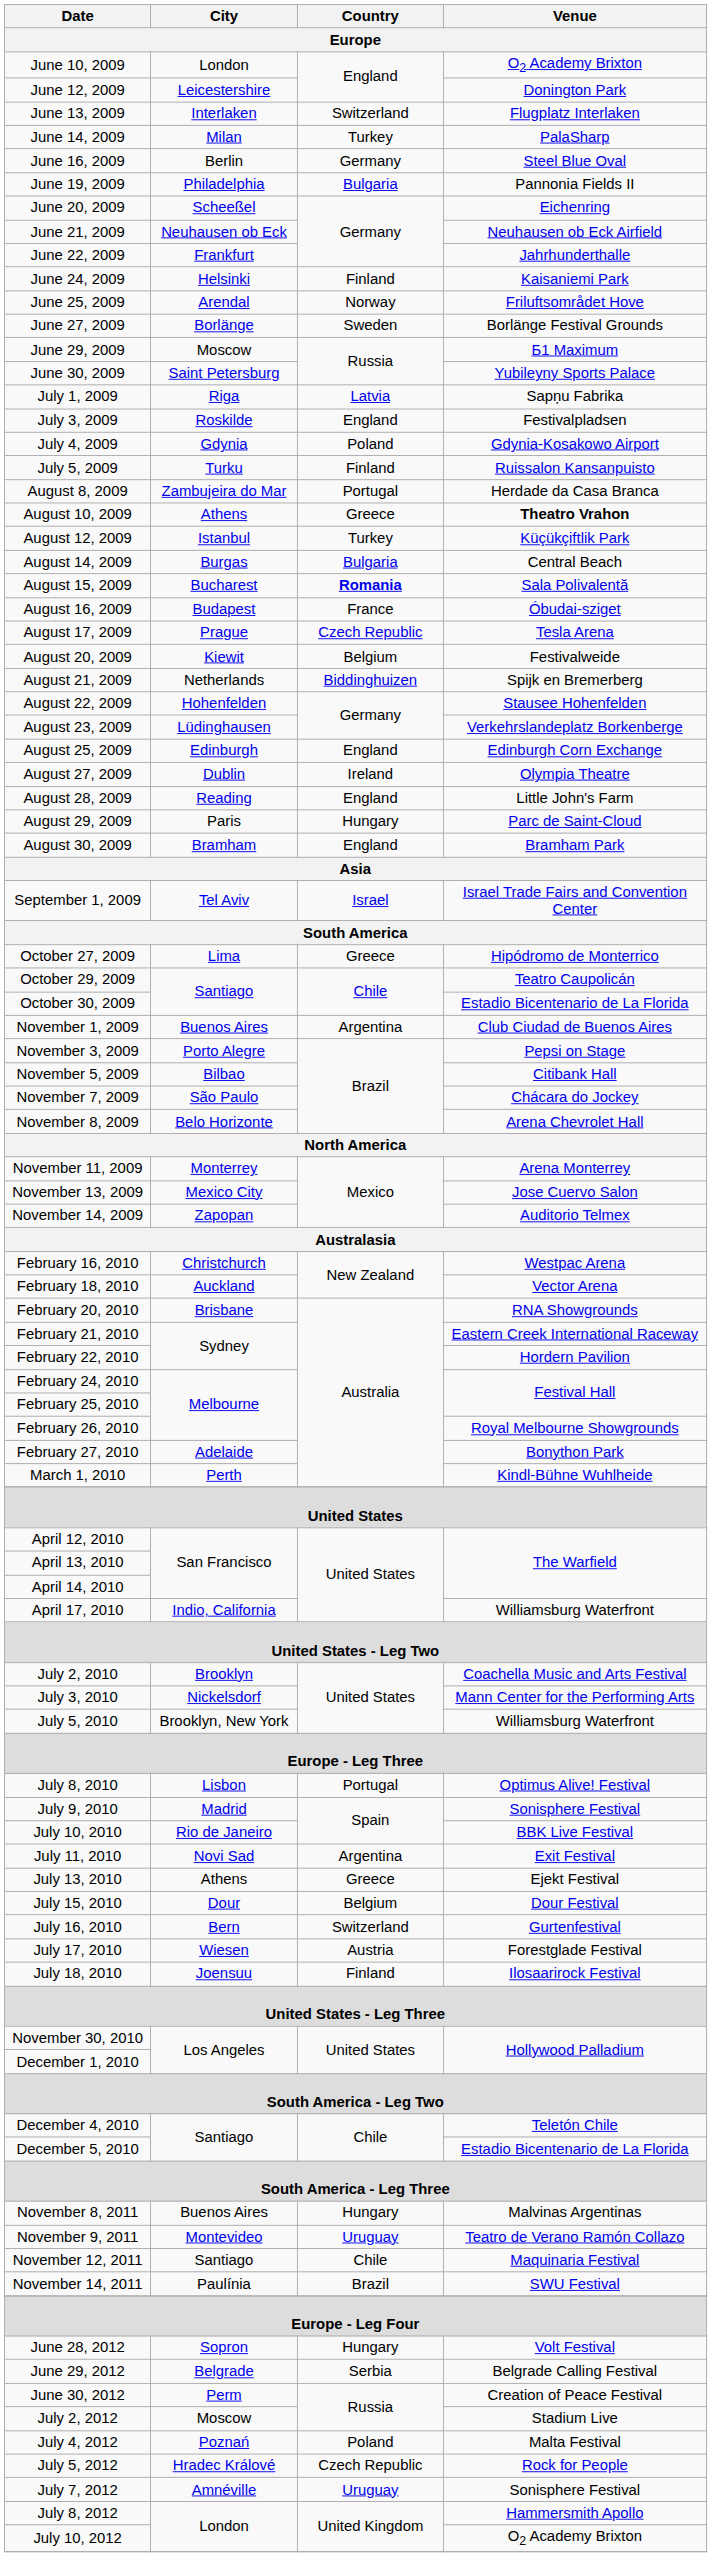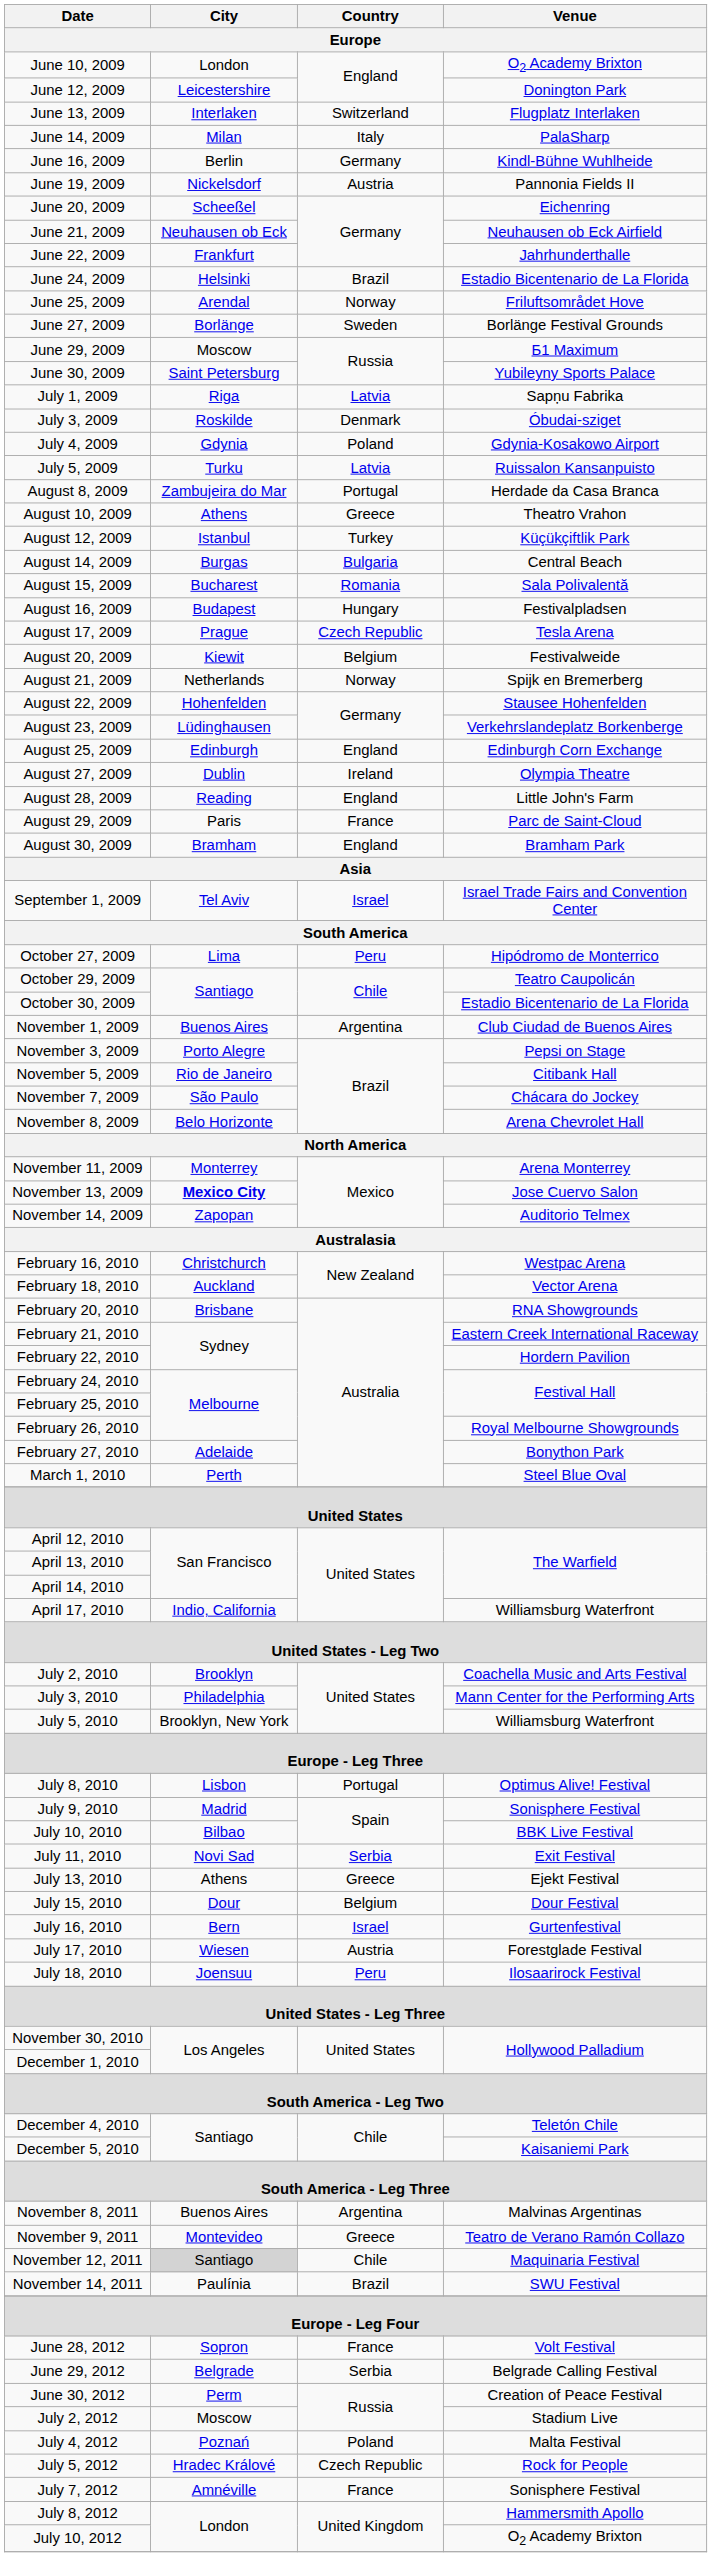(370, 137) Turkey -> (370, 137) Italy
(575, 160) Steel Blue Oval -> (575, 160) Kindl-Bühne Wuhlheide
(224, 184) Philadelphia -> (224, 184) Nickelsdorf
(370, 184) Bulgaria -> (370, 184) Austria
(370, 278) Finland -> (370, 278) Brazil
(575, 278) Kaisaniemi Park -> (575, 278) Estadio Bicentenario de La Florida
(370, 420) England -> (370, 420) Denmark
(575, 420) Festivalpladsen -> (575, 420) Óbudai-sziget
(370, 467) Finland -> (370, 467) Latvia
(575, 514) bold -> (575, 514) normal
(370, 585) bold -> (370, 585) normal
(370, 609) France -> (370, 609) Hungary
(575, 609) Óbudai-sziget -> (575, 609) Festivalpladsen
(370, 680) Biddinghuizen -> (370, 680) Norway
(370, 821) Hungary -> (370, 821) France
(370, 956) Greece -> (370, 956) Peru
(224, 1074) Bilbao -> (224, 1074) Rio de Janeiro
(224, 1192) normal -> (224, 1192) bold
(575, 1475) Kindl-Bühne Wuhlheide -> (575, 1475) Steel Blue Oval
(224, 1697) Nickelsdorf -> (224, 1697) Philadelphia
(224, 1832) Rio de Janeiro -> (224, 1832) Bilbao
(370, 1856) Argentina -> (370, 1856) Serbia
(370, 1926) Switzerland -> (370, 1926) Israel
(370, 1974) Finland -> (370, 1974) Peru
(575, 2149) Estadio Bicentenario de La Florida -> (575, 2149) Kaisaniemi Park
(370, 2213) Hungary -> (370, 2213) Argentina
(370, 2236) Uruguay -> (370, 2236) Greece
(224, 2260) no background -> (224, 2260) lightgrey background
(370, 2347) Hungary -> (370, 2347) France
(370, 2489) Uruguay -> (370, 2489) France
